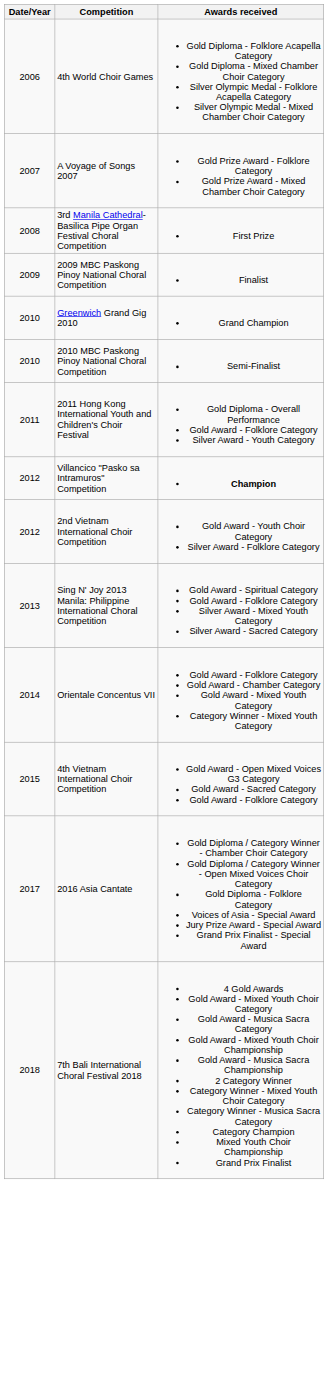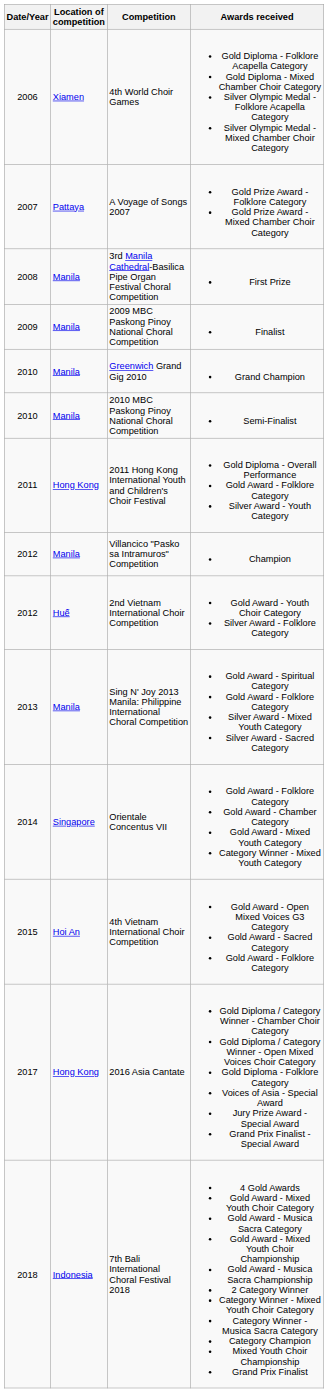+ column: (79, 17)
(241, 484) bold -> (257, 560) normal
